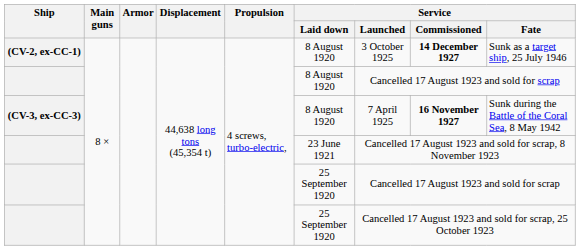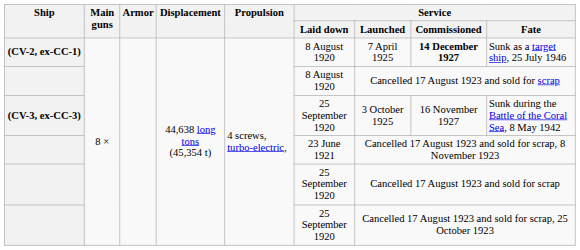(382, 52) 3 October 1925 -> (383, 52) 7 April 1925
(324, 115) 8 August 1920 -> (324, 115) 25 September 1920
(382, 115) 7 April 1925 -> (383, 115) 3 October 1925
(449, 115) bold -> (449, 115) normal
